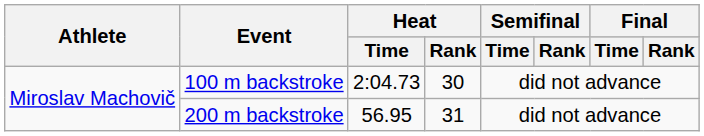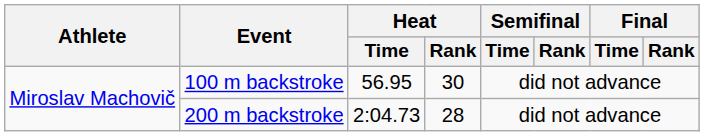(387, 83) 2:04.73 -> (387, 83) 56.95
(387, 115) 56.95 -> (387, 115) 2:04.73
(453, 115) 31 -> (453, 115) 28
